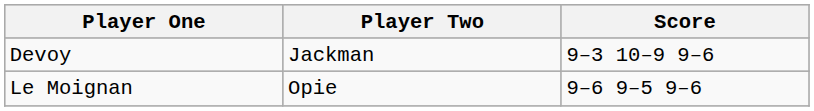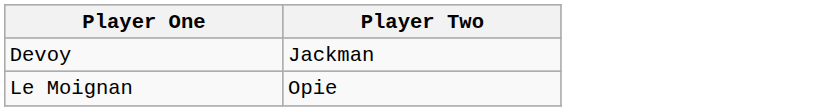- column: (685, 22)
